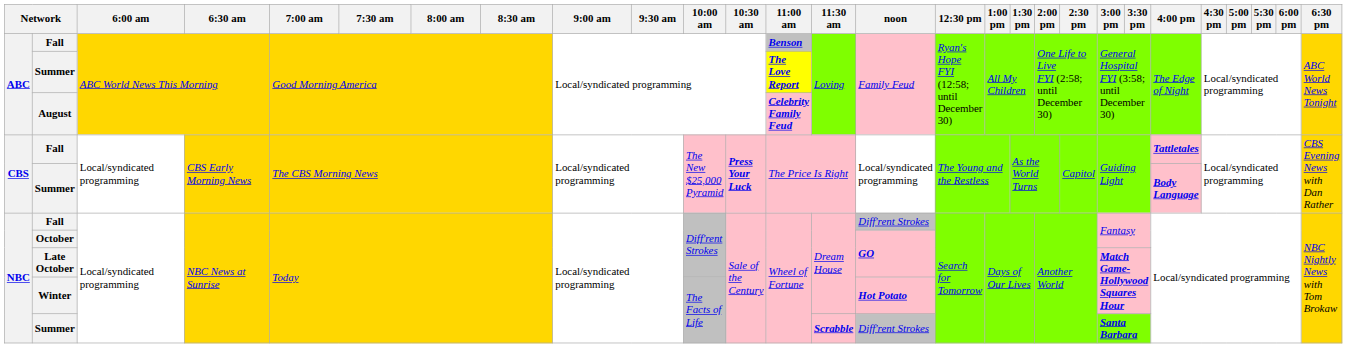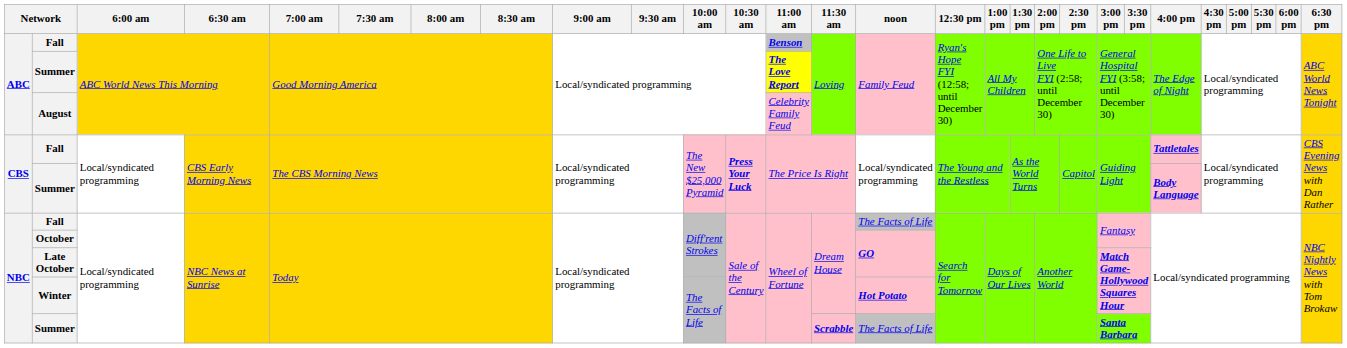(789, 113) bold -> (789, 113) normal
(894, 221) Diff'rent Strokes -> (895, 221) The Facts of Life
(894, 328) Diff'rent Strokes -> (895, 328) The Facts of Life
